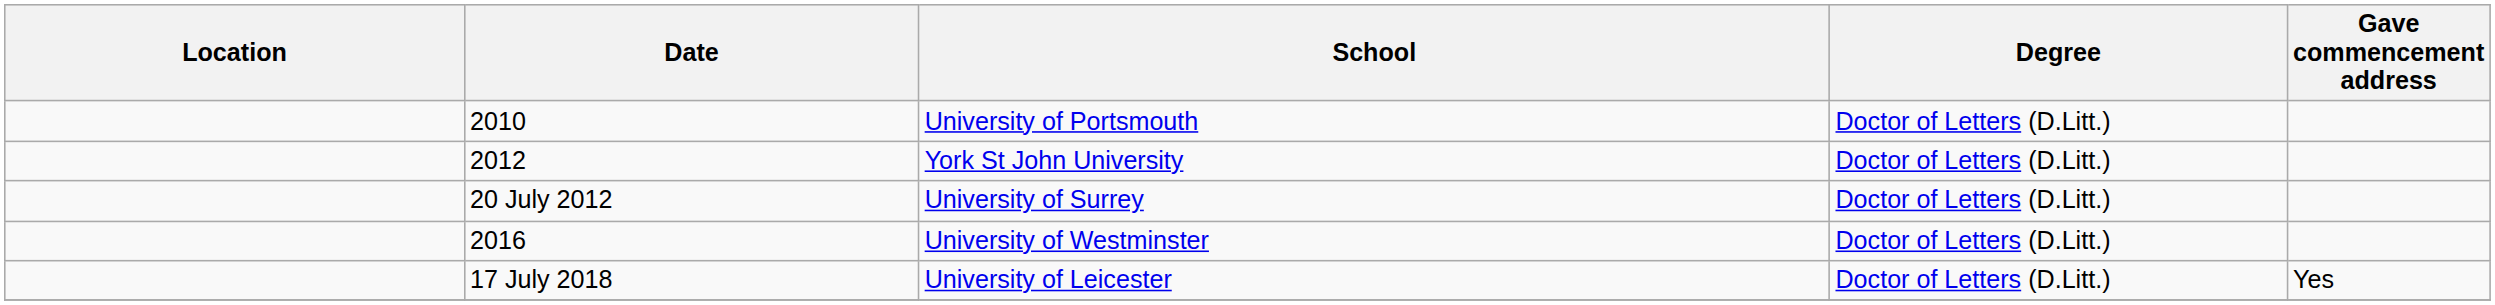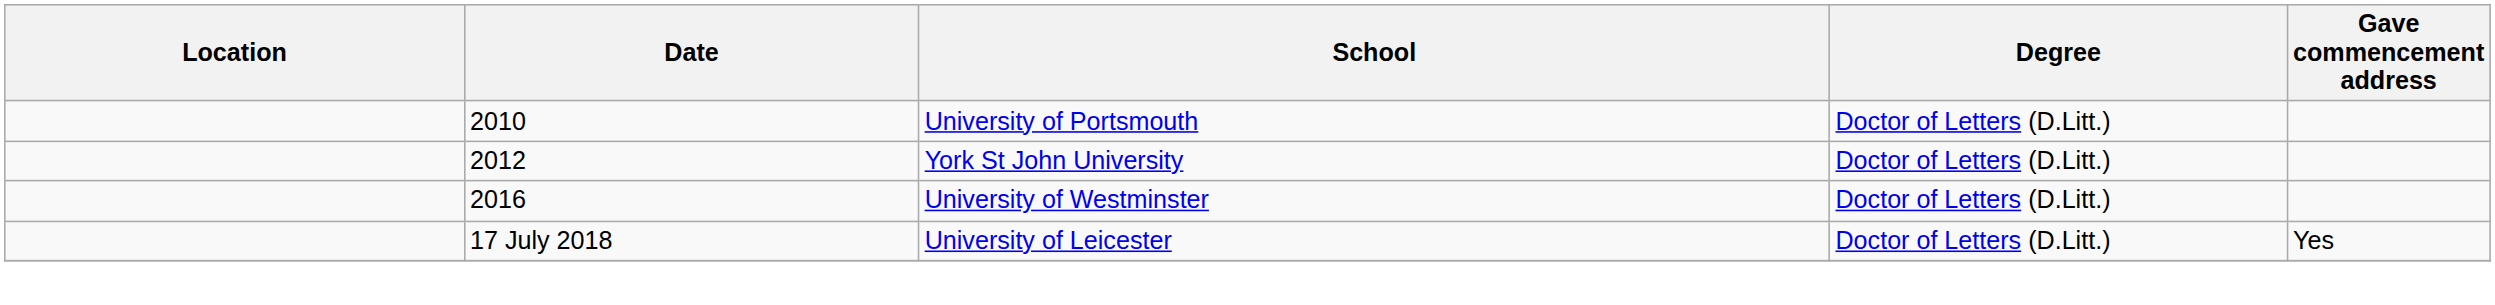- row: (1034, 200)
